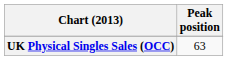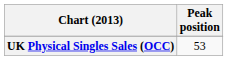(200, 45) 63 -> (200, 45) 53
